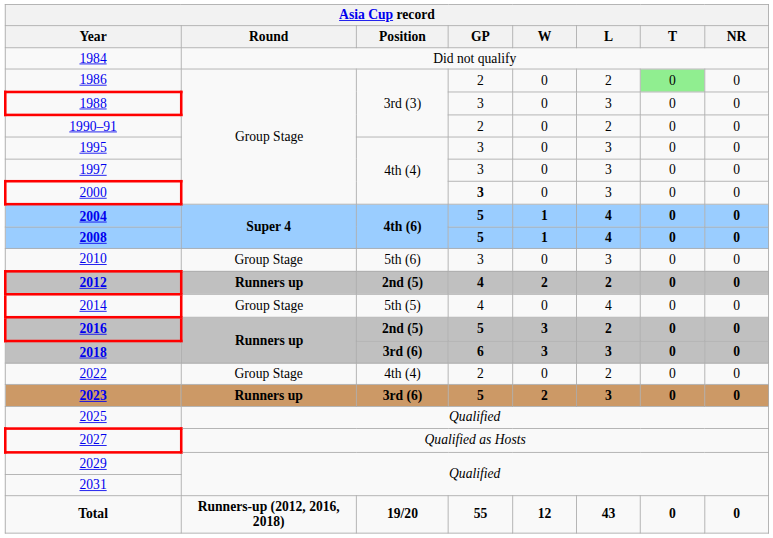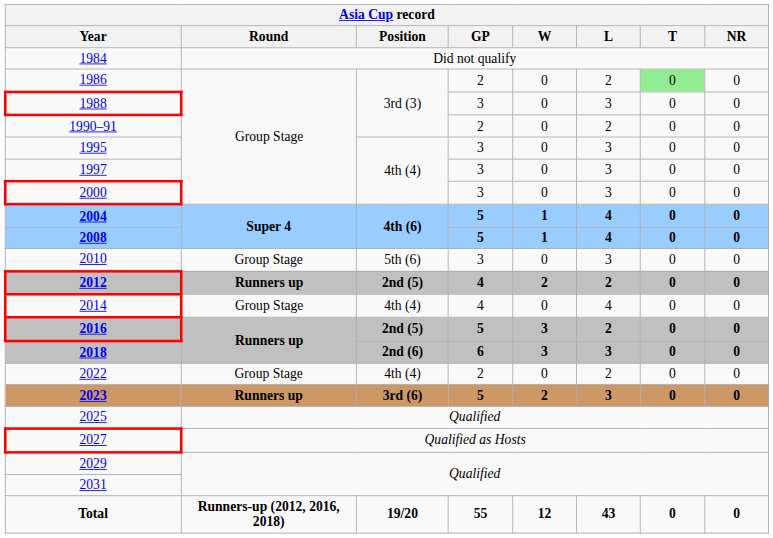(480, 192) bold -> (480, 192) normal
(402, 305) 5th (5) -> (402, 305) 4th (4)
(402, 351) 3rd (6) -> (402, 351) 2nd (6)
